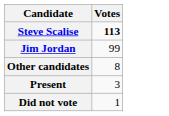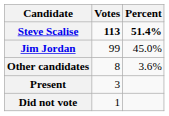+ column: (143, 13)
